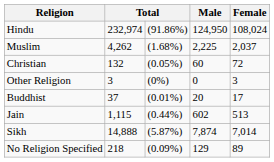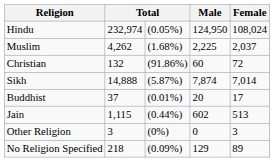(167, 30) (91.86%) -> (165, 30) (0.05%)
(165, 64) (0.05%) -> (167, 64) (91.86%)
rows swapped: (17, 132) <-> (39, 81)
